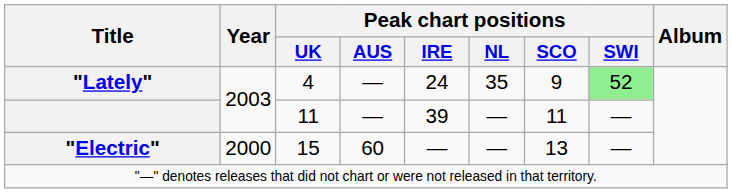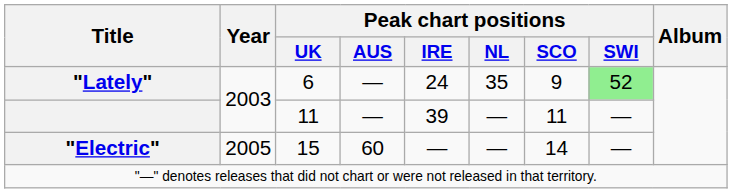(308, 82) 4 -> (308, 82) 6
(248, 148) 2000 -> (248, 148) 2005
(557, 148) 13 -> (557, 148) 14
